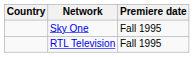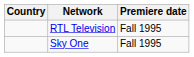rows swapped: (69, 28) <-> (83, 44)
